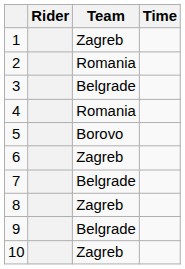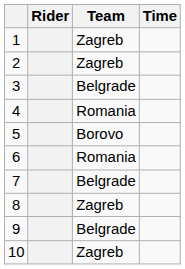(106, 63) Romania -> (100, 63) Zagreb
(100, 157) Zagreb -> (106, 157) Romania
